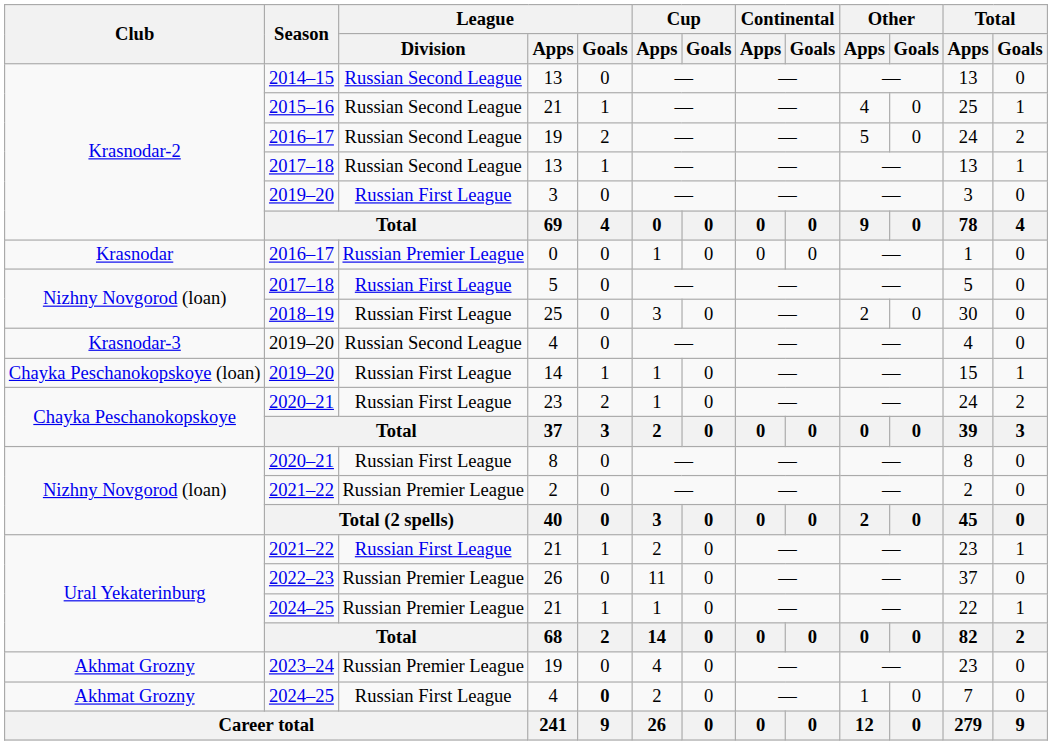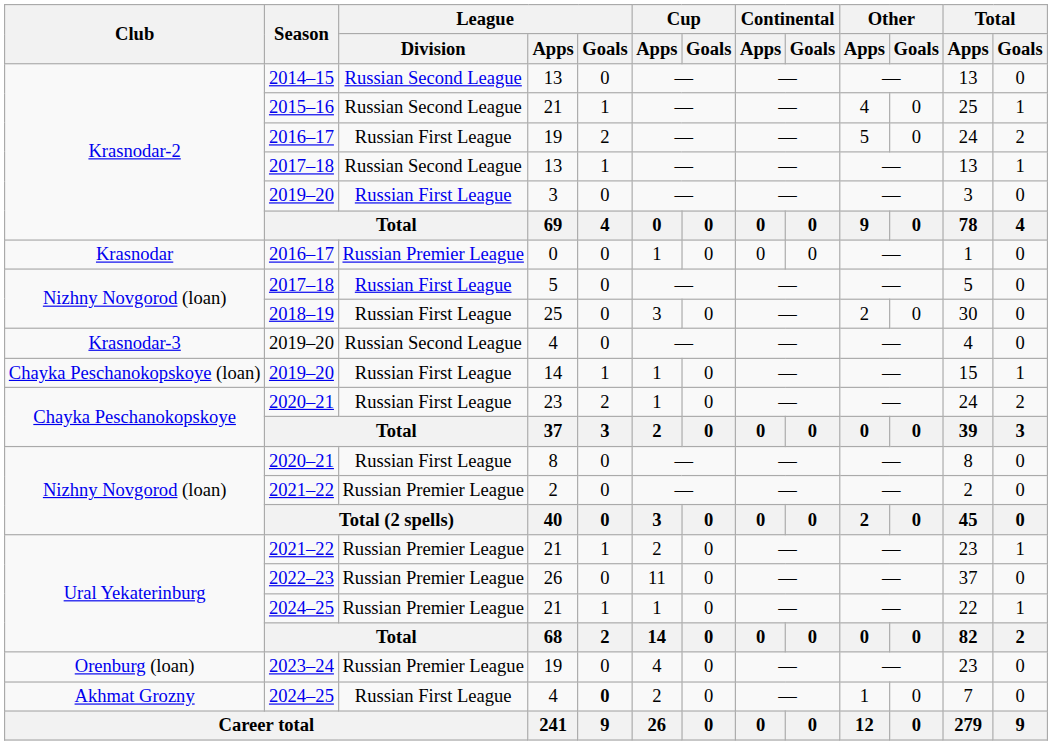(433, 136) Russian Second League -> (433, 136) Russian First League
(433, 549) Russian First League -> (433, 549) Russian Premier League
(135, 666) Akhmat Grozny -> (135, 666) Orenburg (loan)
